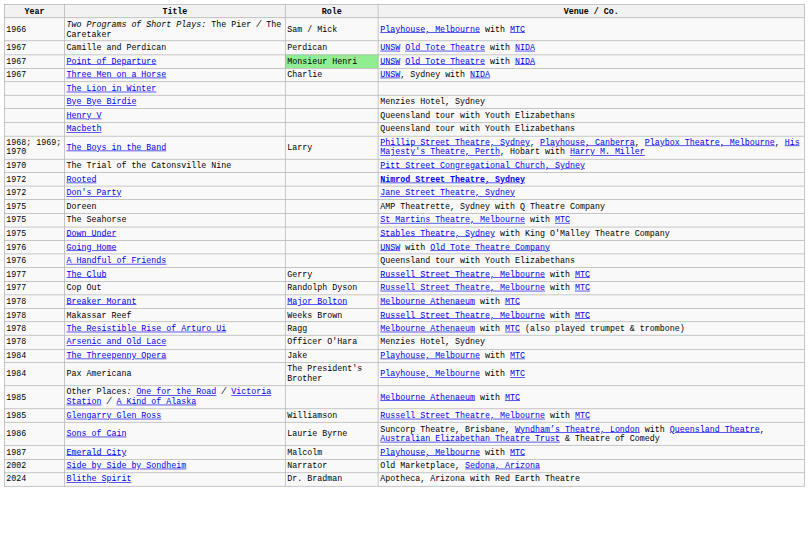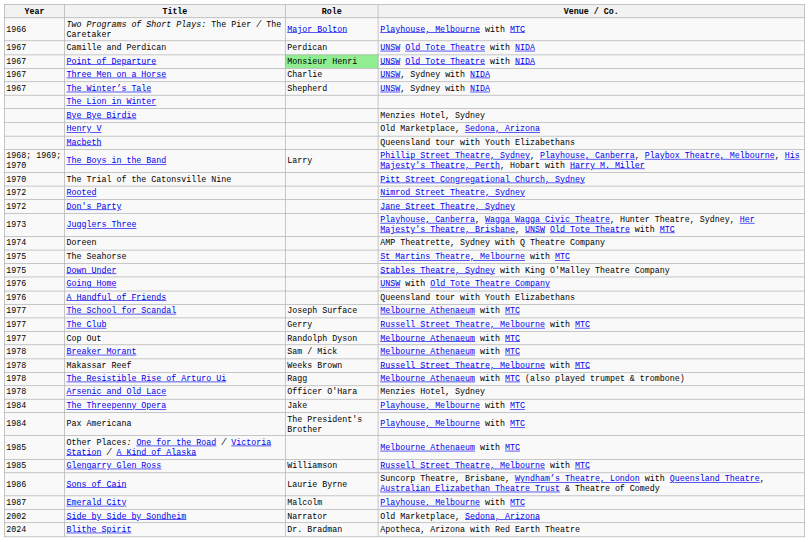(312, 29) Sam / Mick -> (317, 29) Major Bolton
+ row: (109, 88)
(478, 116) Queensland tour with Youth Elizabethans -> (460, 129) Old Marketplace, Sedona, Arizona
(453, 179) bold -> (453, 193) normal
+ row: (101, 225)
(16, 207) 1975 -> (16, 243) 1974
+ row: (121, 311)
(485, 288) Russell Street Theatre, Melbourne with MTC -> (450, 338) Melbourne Athenaeum with MTC
(317, 301) Major Bolton -> (312, 352) Sam / Mick
